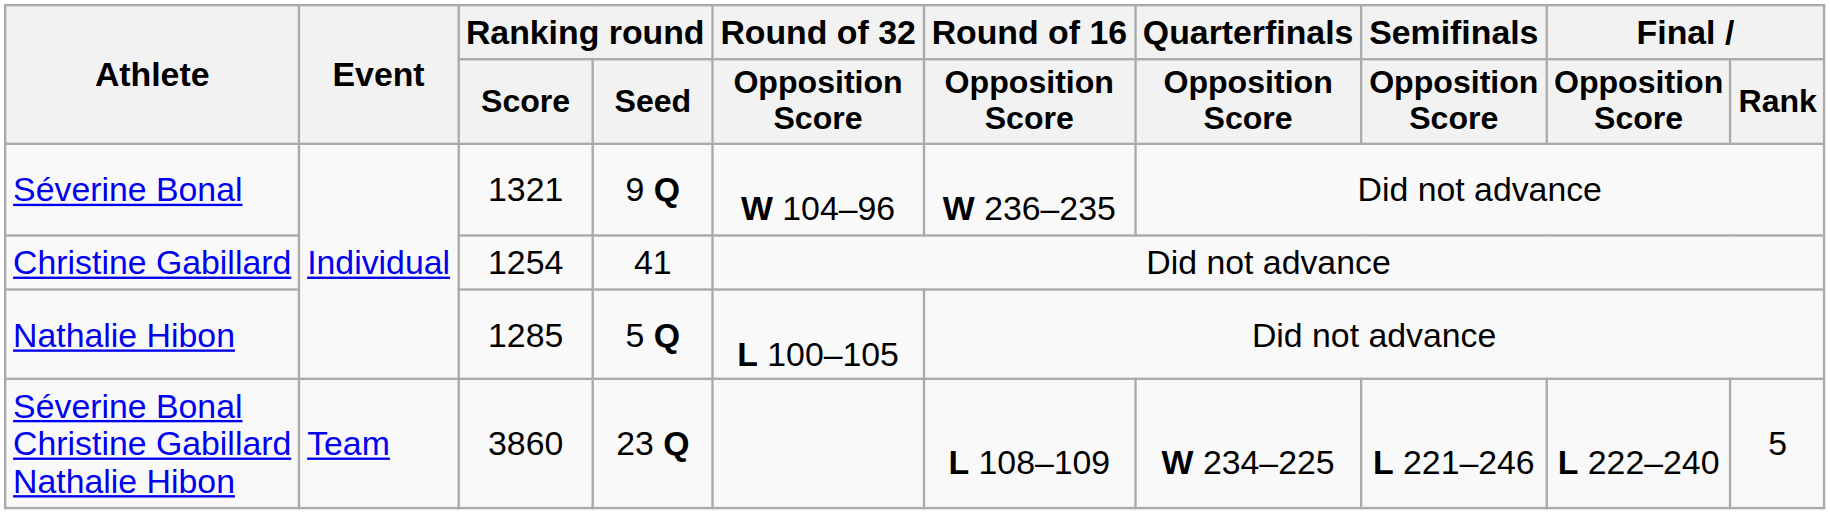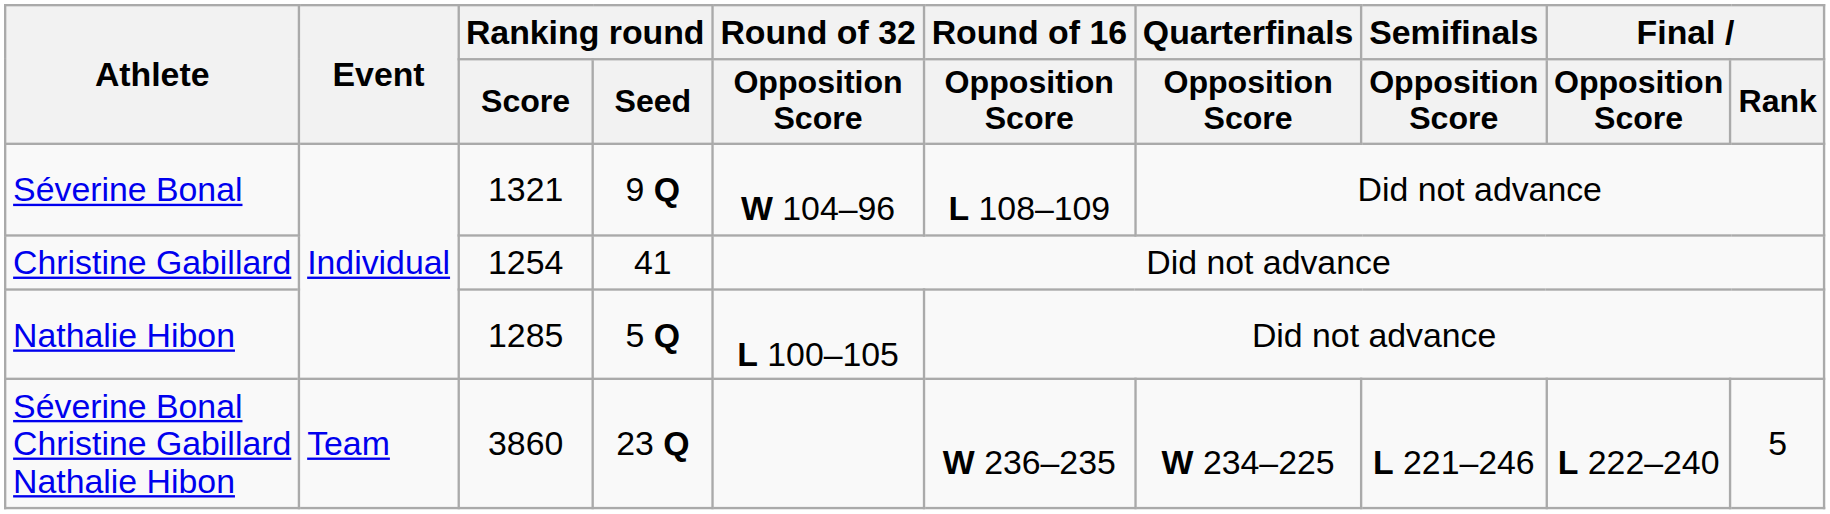(1029, 209) W 236–235 -> (1029, 209) L 108–109
(1029, 463) L 108–109 -> (1029, 463) W 236–235
